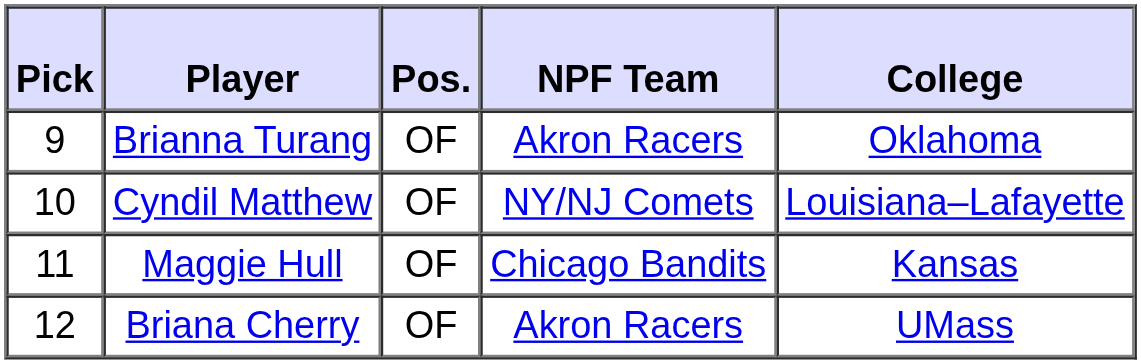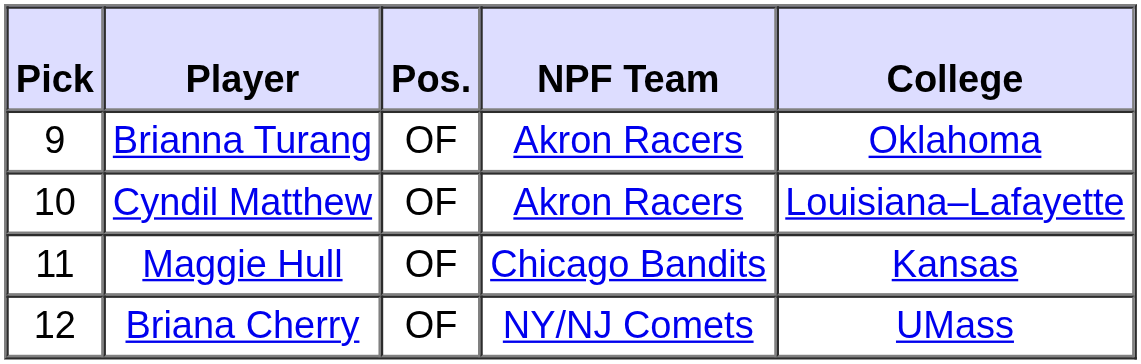(628, 202) NY/NJ Comets -> (628, 202) Akron Racers
(628, 325) Akron Racers -> (628, 325) NY/NJ Comets
